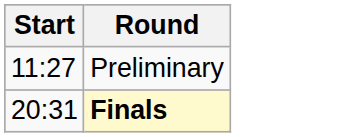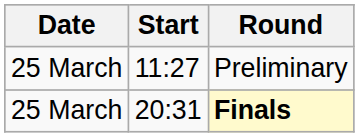+ column: (67, 25)
